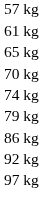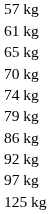+ row: (25, 201)
